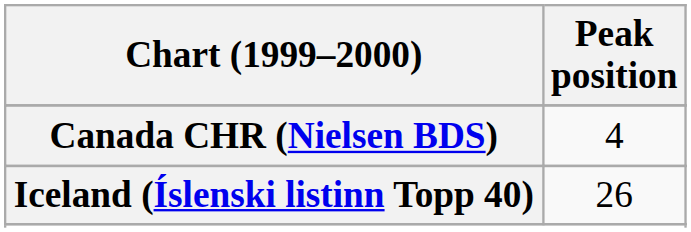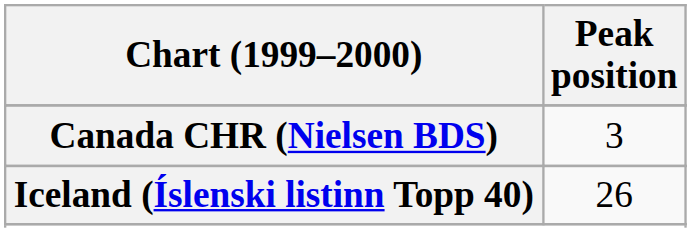(614, 135) 4 -> (614, 135) 3
